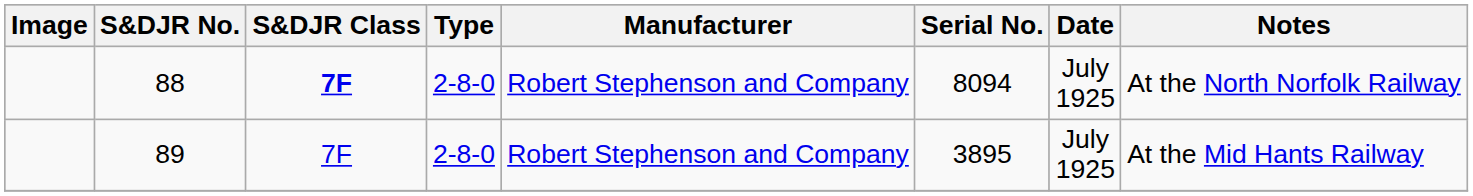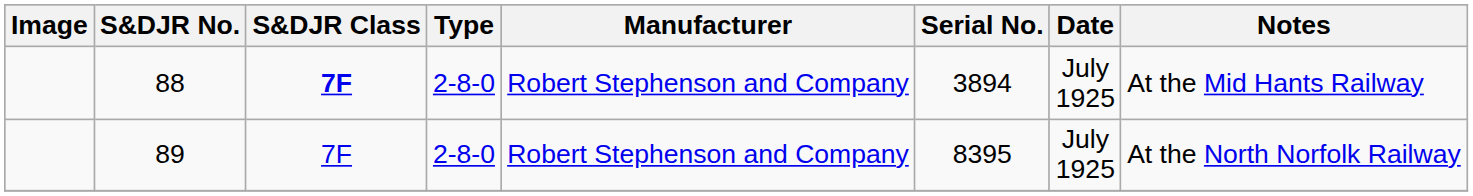(982, 82) 8094 -> (982, 82) 3894
(1294, 82) At the North Norfolk Railway -> (1275, 82) At the Mid Hants Railway
(982, 154) 3895 -> (982, 154) 8395
(1275, 154) At the Mid Hants Railway -> (1294, 154) At the North Norfolk Railway
